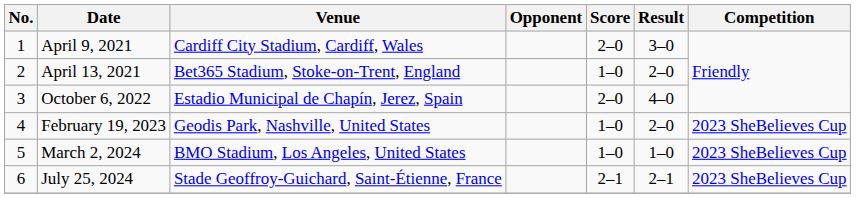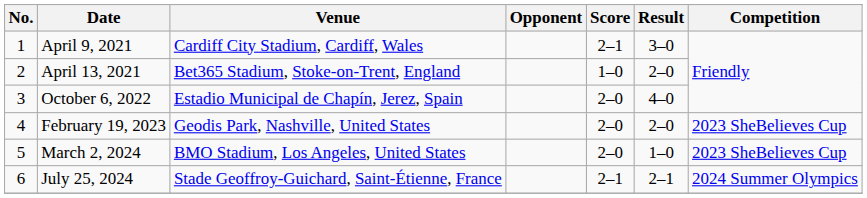(610, 44) 2–0 -> (610, 44) 2–1
(610, 125) 1–0 -> (610, 125) 2–0
(610, 152) 1–0 -> (610, 152) 2–0
(769, 179) 2023 SheBelieves Cup -> (775, 179) 2024 Summer Olympics
